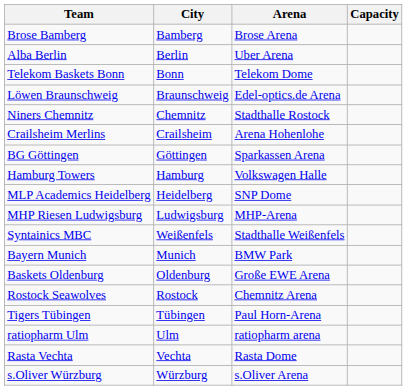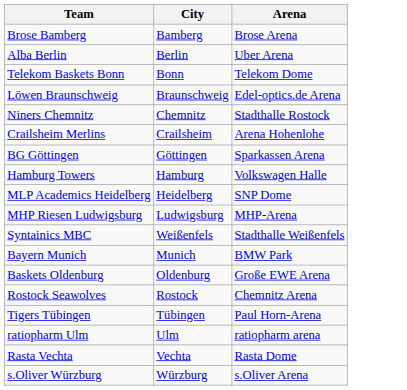- column: (375, 14)
